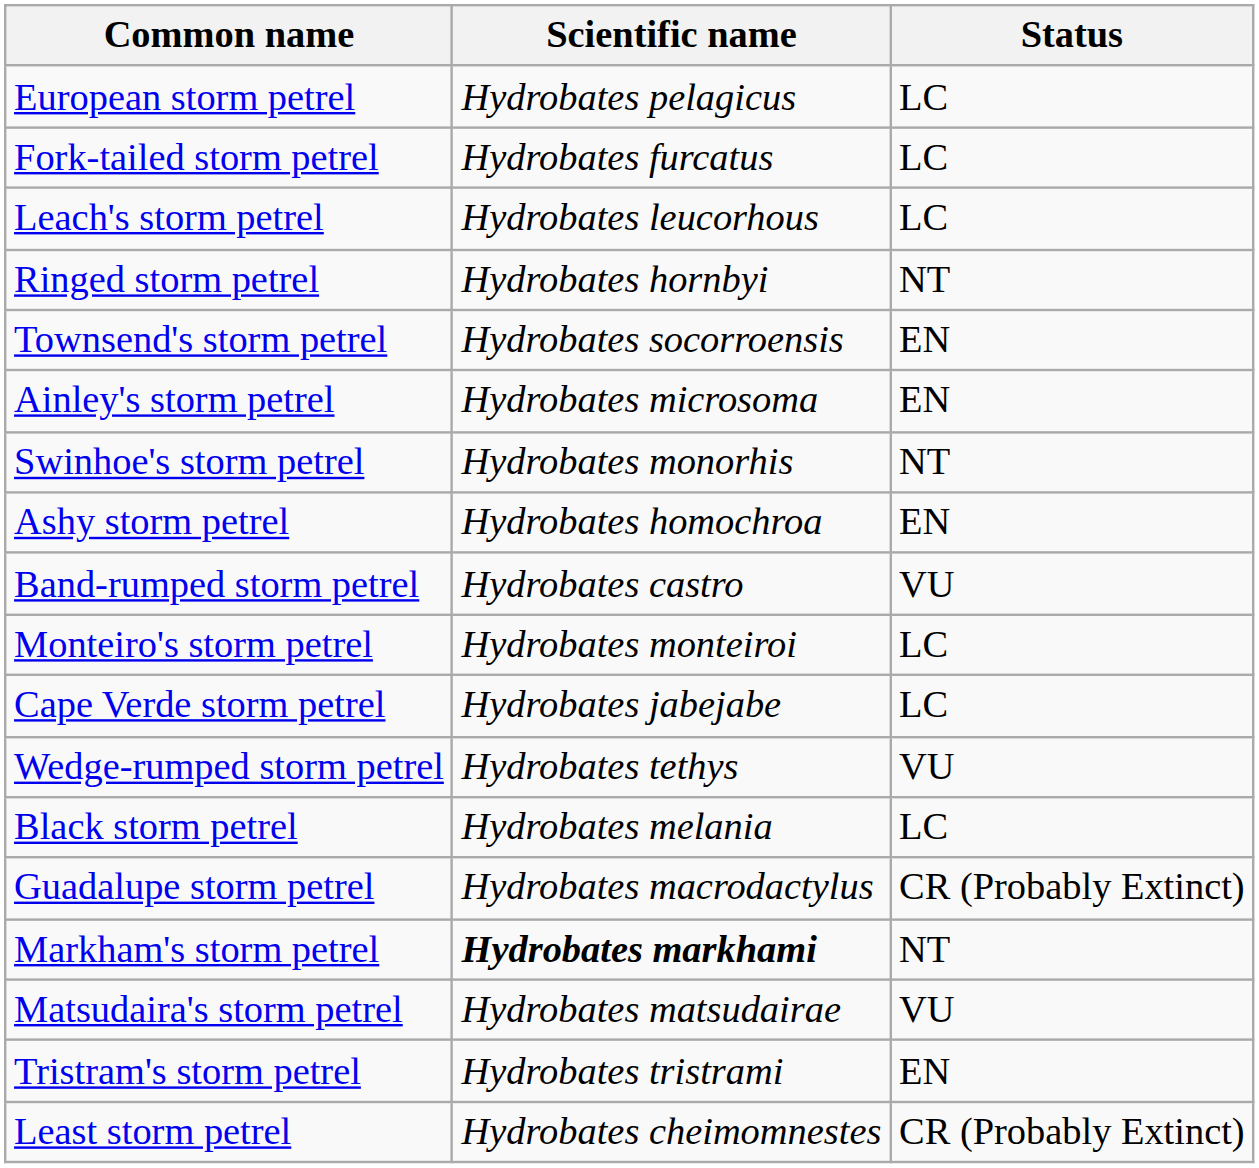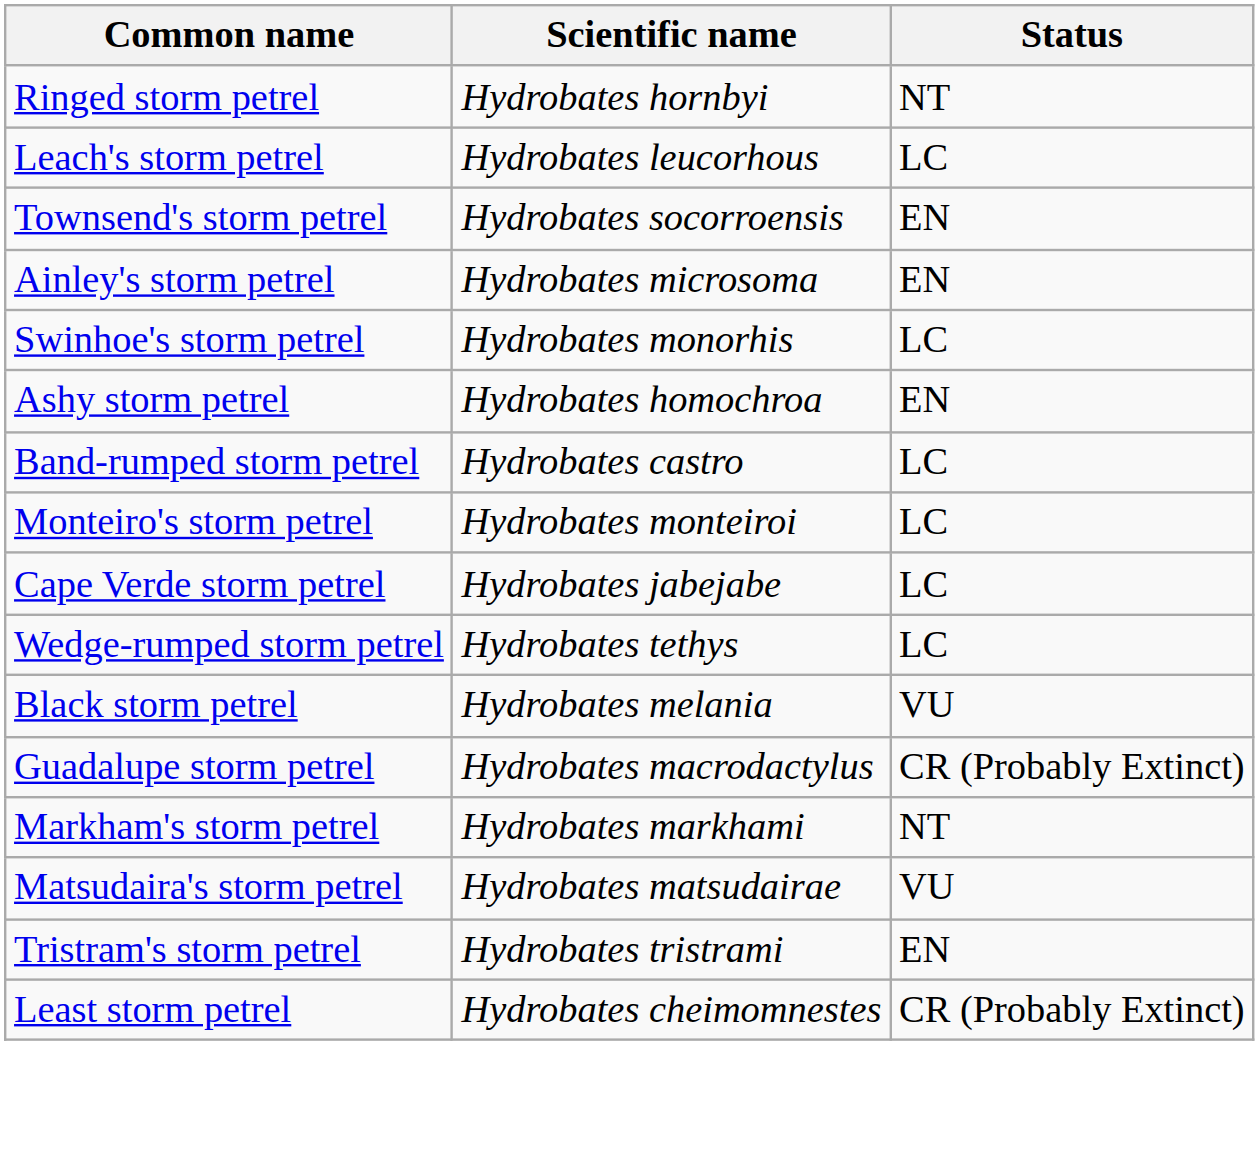- row: (185, 95)
- row: (196, 156)
rows swapped: (167, 278) <-> (169, 217)
(925, 461) NT -> (924, 339) LC
(927, 583) VU -> (924, 461) LC
(927, 765) VU -> (924, 643) LC
(924, 826) LC -> (927, 704) VU
(639, 948) bold -> (633, 826) normal
